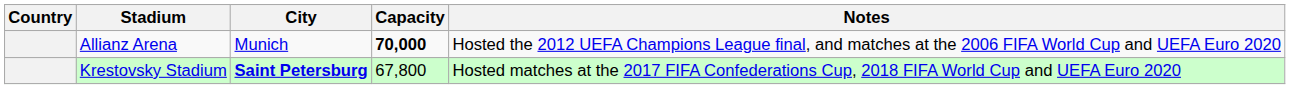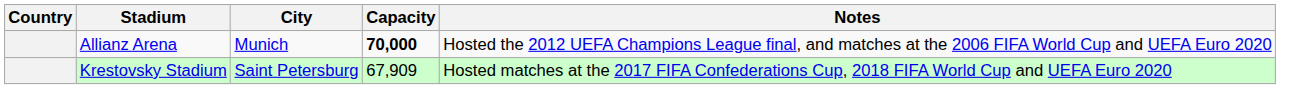(301, 70) bold -> (296, 70) normal
(401, 70) 67,800 -> (392, 70) 67,909
